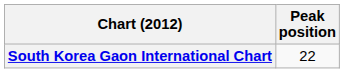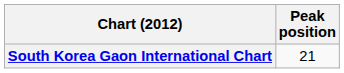(307, 56) 22 -> (307, 56) 21
